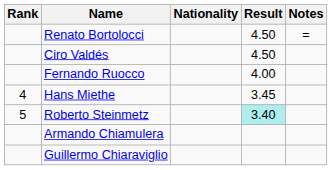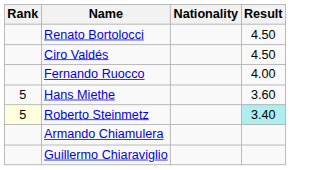- column: (306, 14)
(23, 94) 4 -> (23, 94) 5
(263, 94) 3.45 -> (263, 94) 3.60
(23, 114) no background -> (23, 114) lightyellow background
